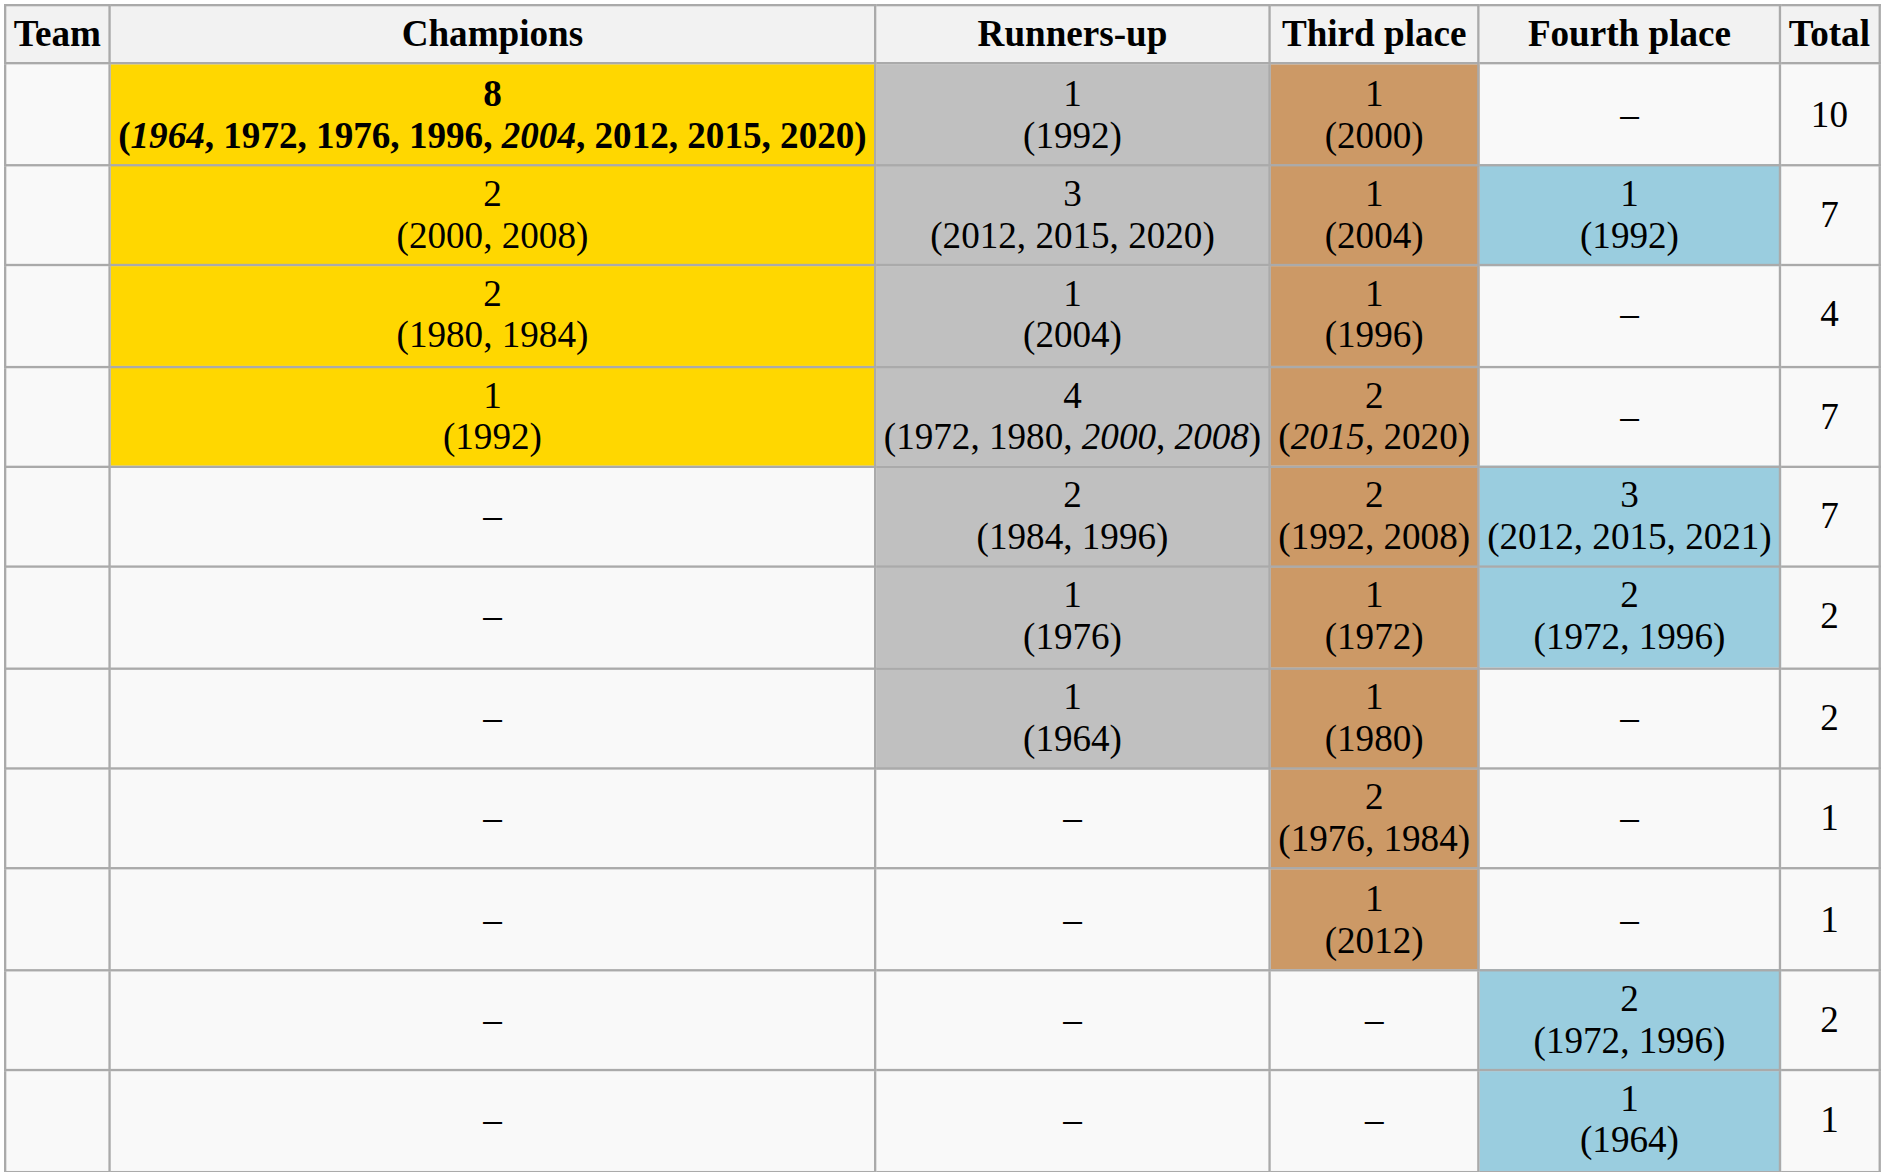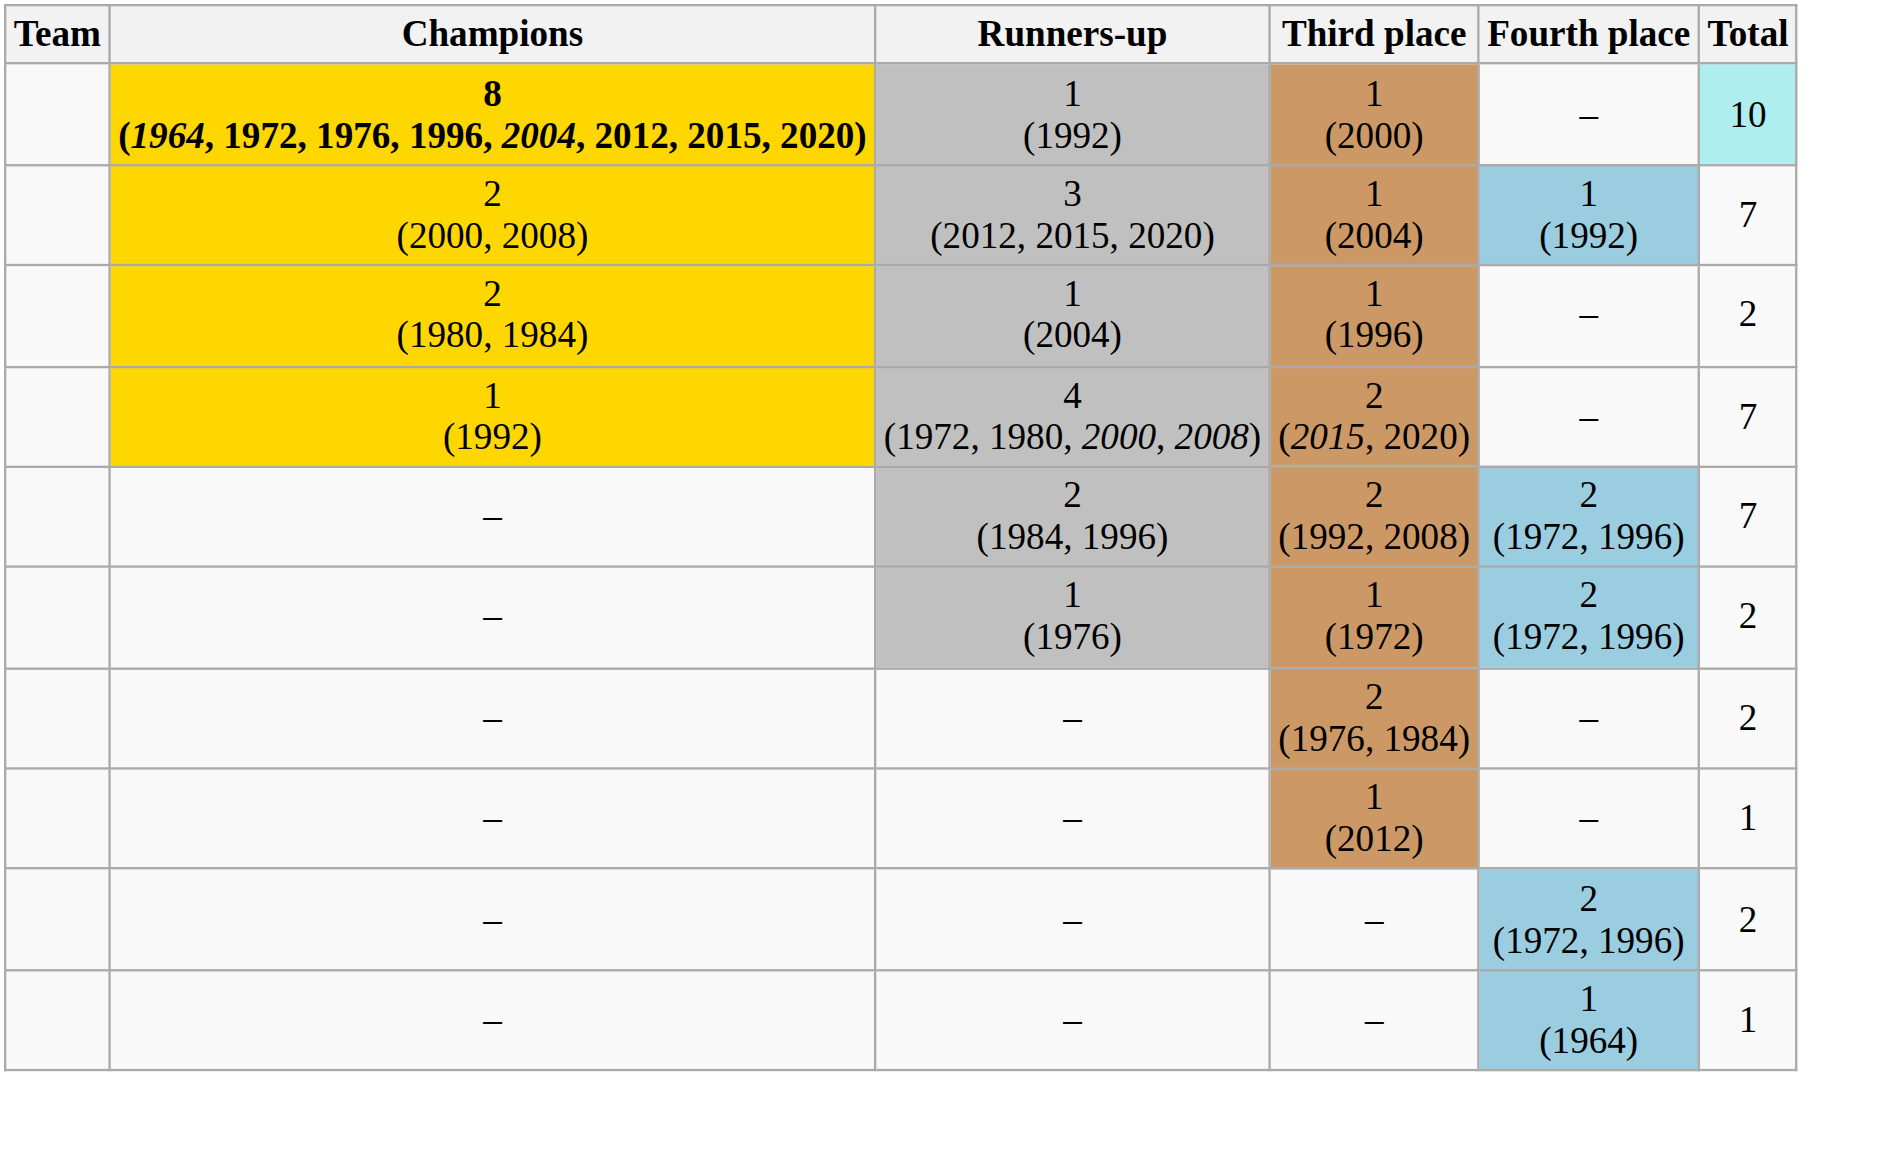(1829, 113) no background -> (1748, 113) paleturquoise background
(1829, 314) 4 -> (1748, 314) 2
(1629, 516) 3 (2012, 2015, 2021) -> (1589, 516) 2 (1972, 1996)
- row: (1073, 717)
(1829, 818) 1 -> (1748, 717) 2
